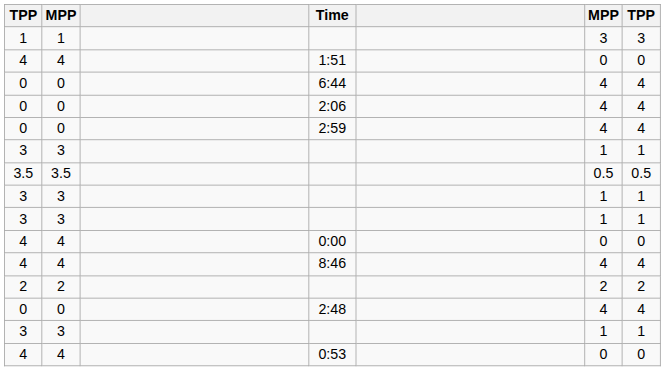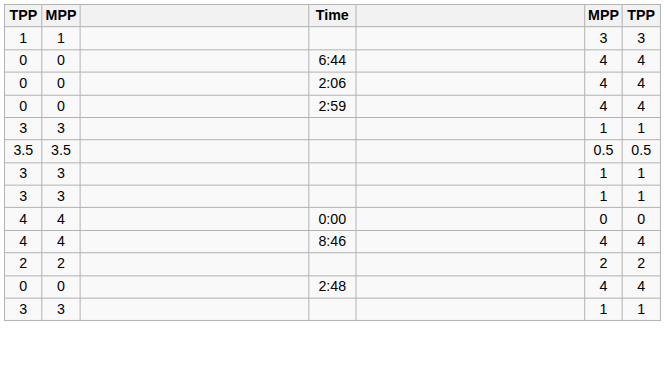- row: (23, 60)
- row: (23, 354)
